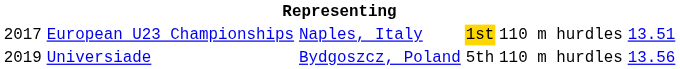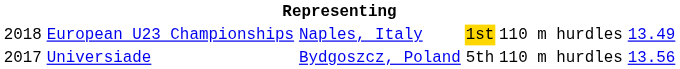(23, 35) 2017 -> (23, 35) 2018
(652, 35) 13.51 -> (652, 35) 13.49
(23, 58) 2019 -> (23, 58) 2017
